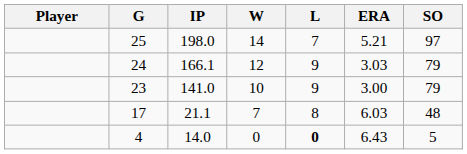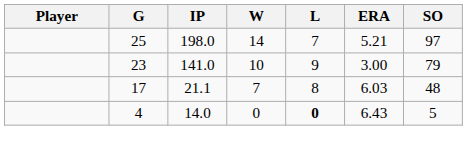- row: (139, 64)
